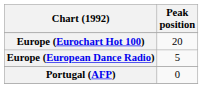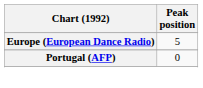- row: (81, 41)
